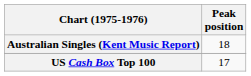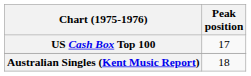rows swapped: (103, 44) <-> (103, 62)
